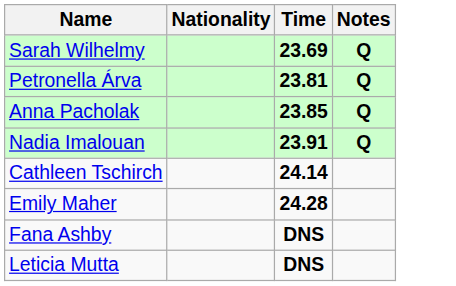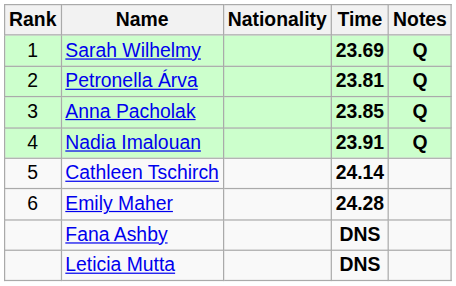+ column: (33, 19)
